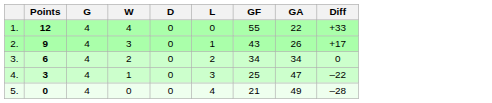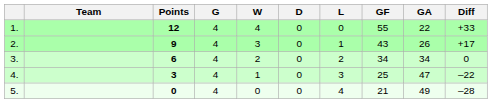+ column: (89, 12)
